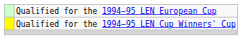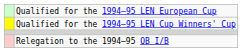+ row: (92, 41)
